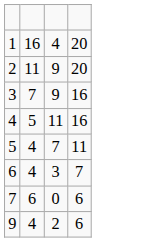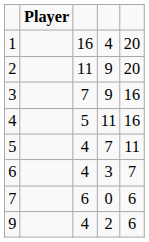+ column: (47, 17)
